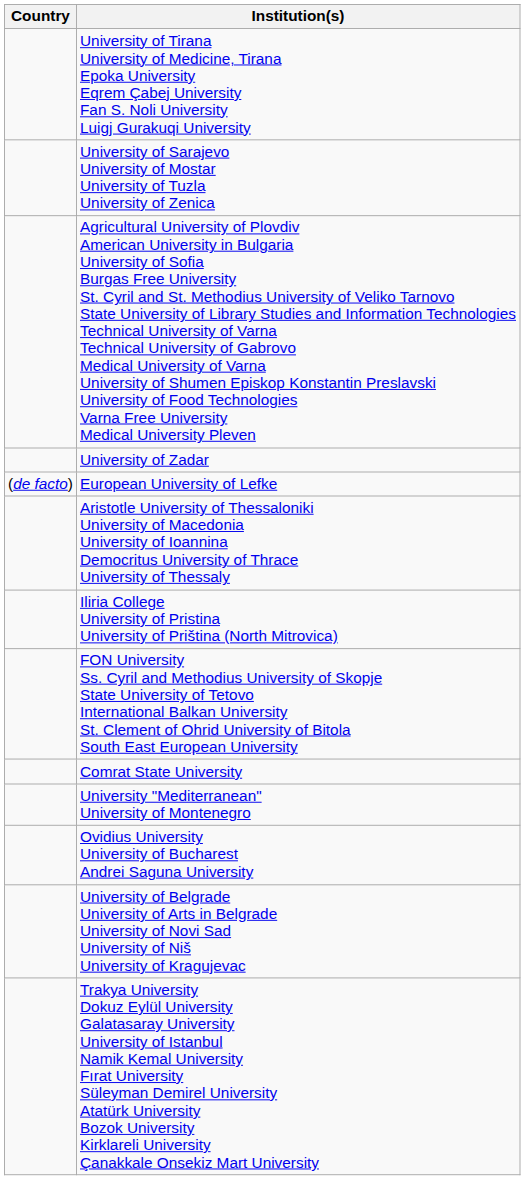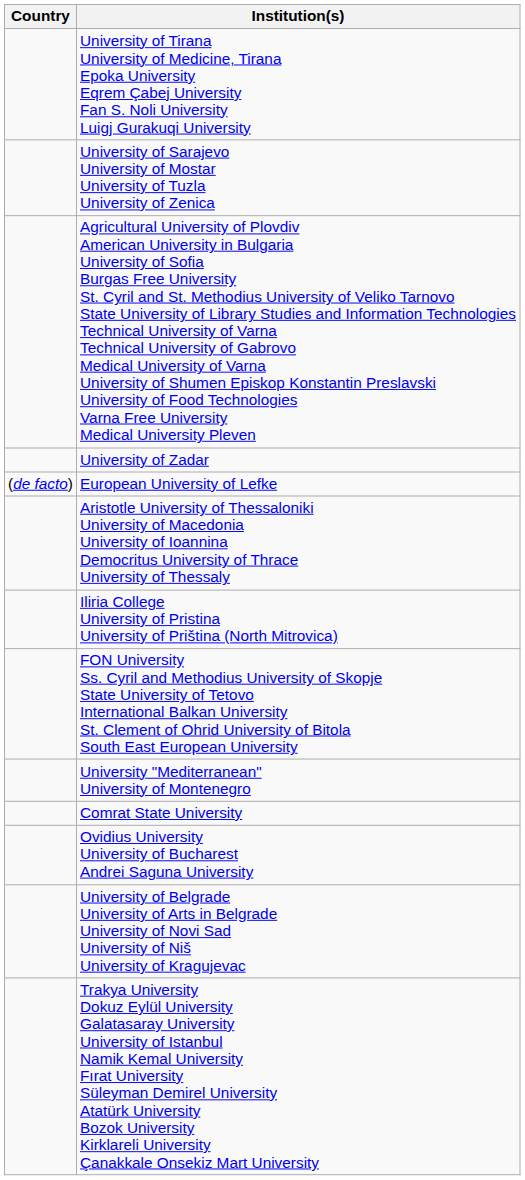rows swapped: (161, 771) <-> (171, 804)
